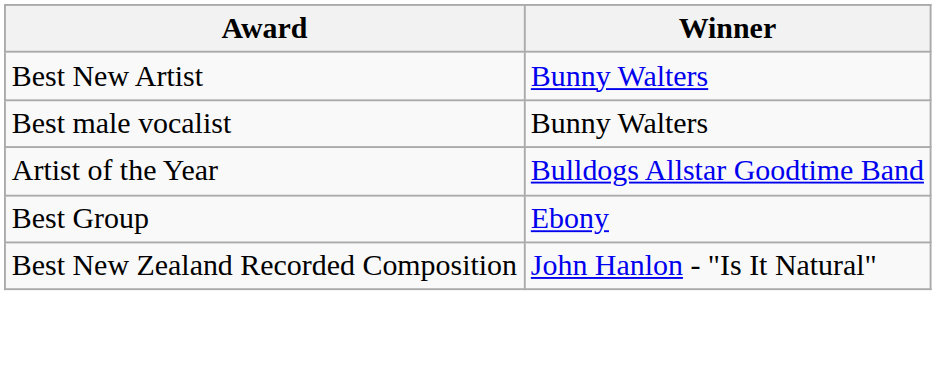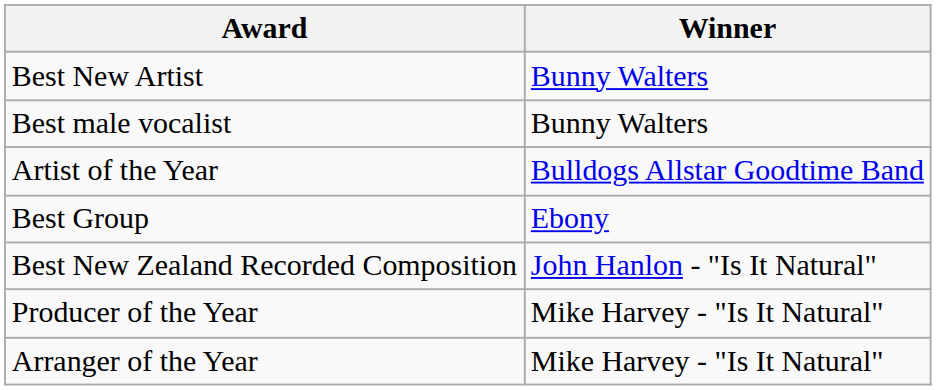+ row: (135, 312)
+ row: (135, 360)
